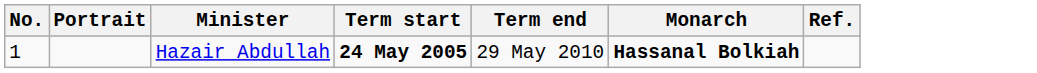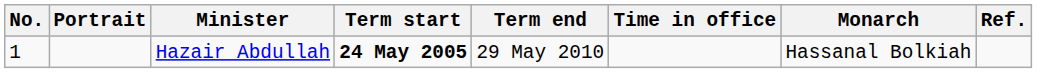+ column: (695, 21)
(706, 52) bold -> (878, 52) normal
